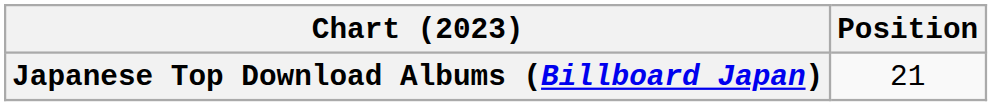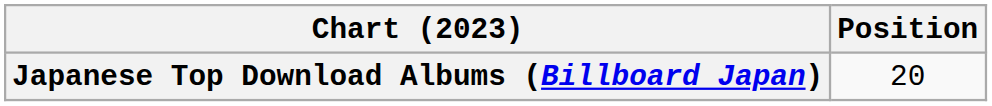(908, 77) 21 -> (908, 77) 20
